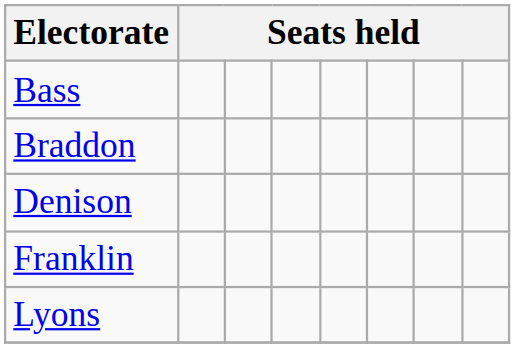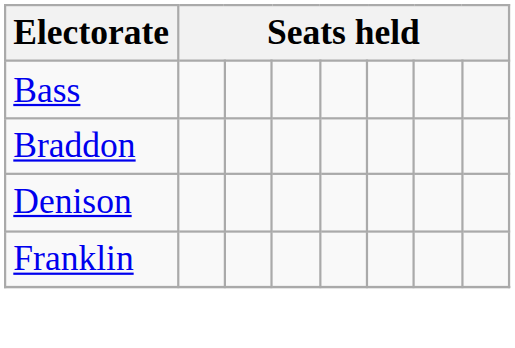- row: (57, 314)
